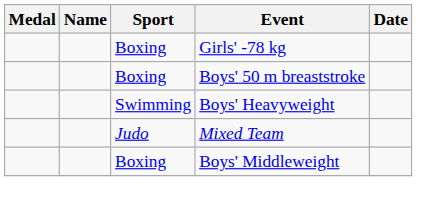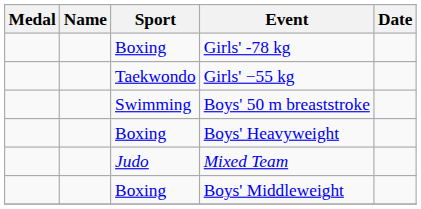+ row: (249, 76)
(141, 76) Boxing -> (153, 104) Swimming
(153, 104) Swimming -> (141, 133) Boxing
